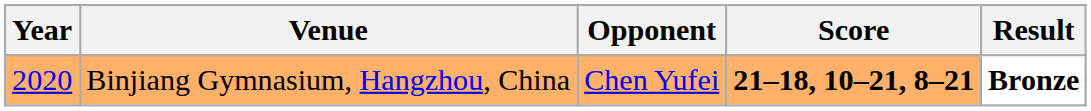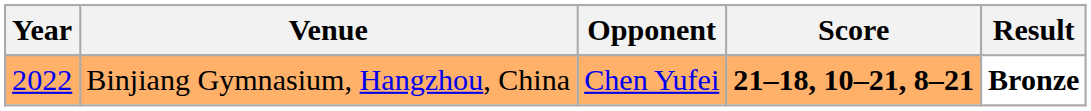(42, 79) 2020 -> (42, 79) 2022
